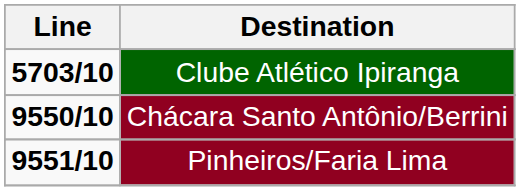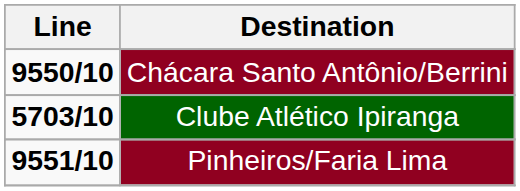rows swapped: (317, 71) <-> (317, 116)
